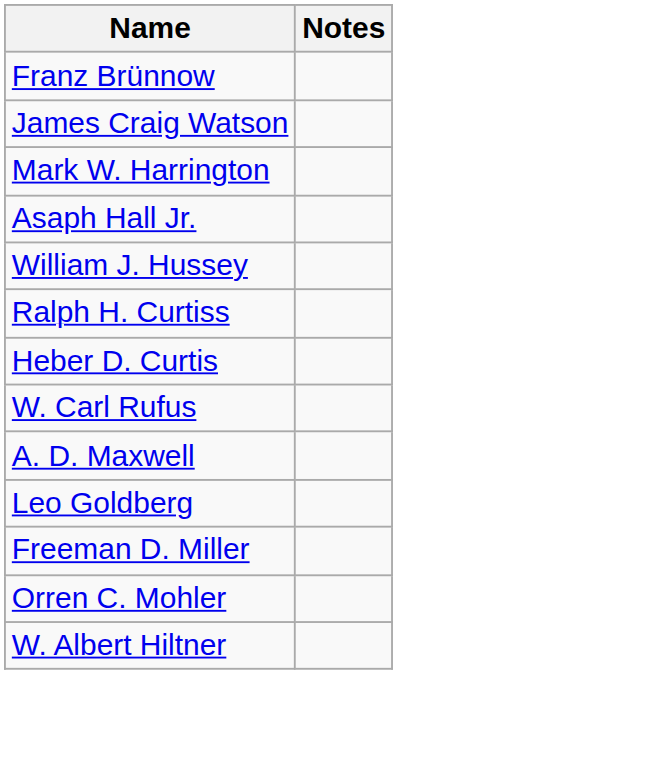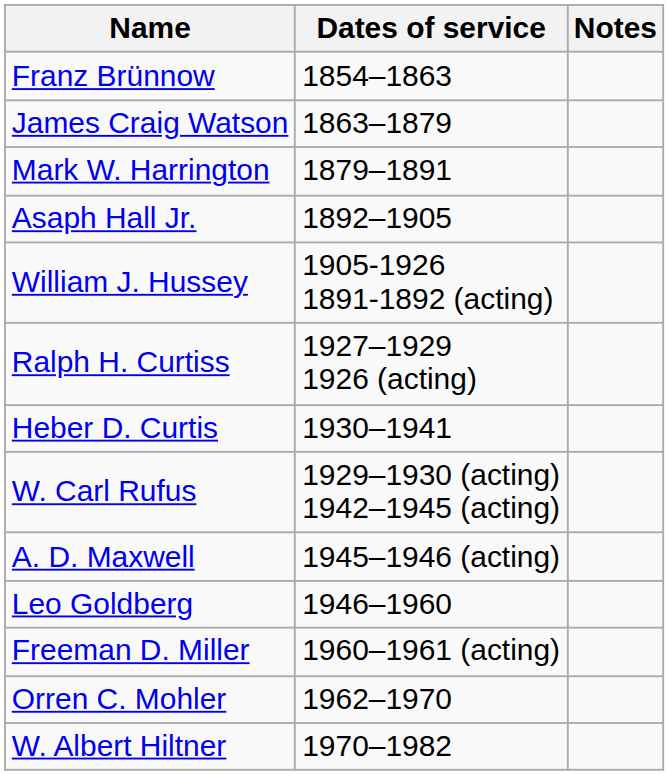+ column: (431, 28)
